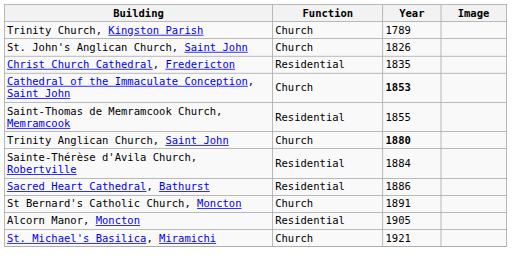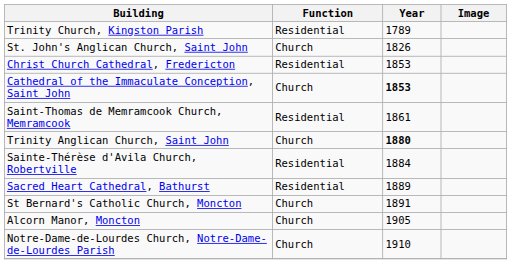(294, 30) Church -> (310, 30) Residential
(398, 64) 1835 -> (398, 64) 1853
(398, 117) 1855 -> (398, 117) 1861
(398, 187) 1886 -> (398, 187) 1889
(310, 221) Residential -> (294, 221) Church
+ row: (137, 244)
- row: (112, 238)
